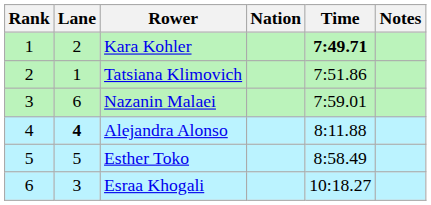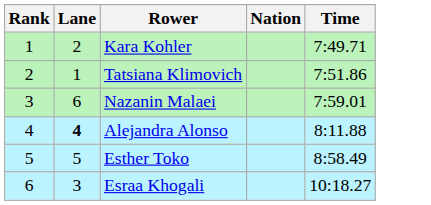- column: (400, 18)
(340, 46) bold -> (340, 46) normal
